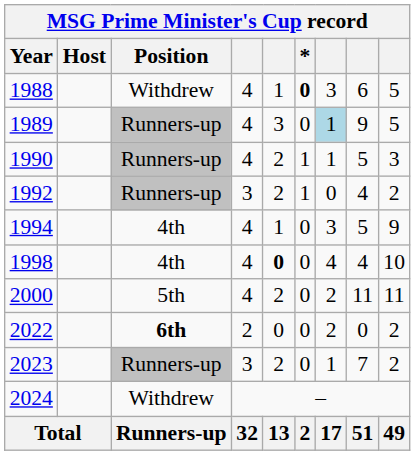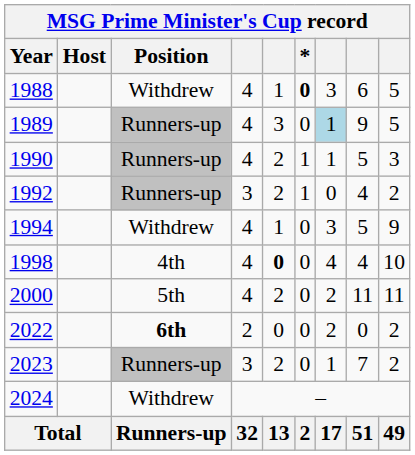(171, 227) 4th -> (171, 227) Withdrew
